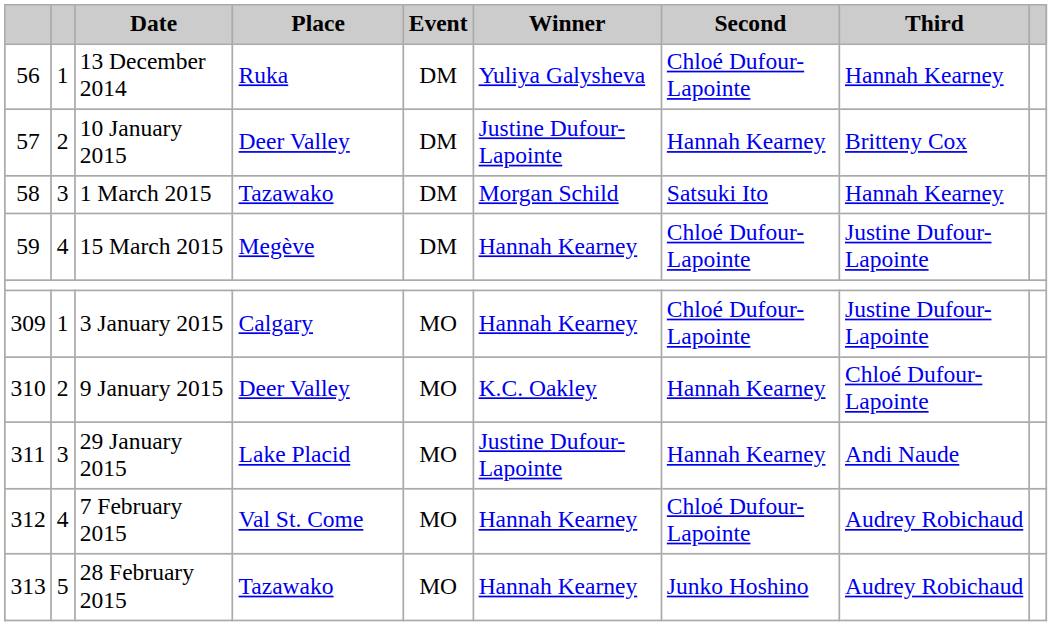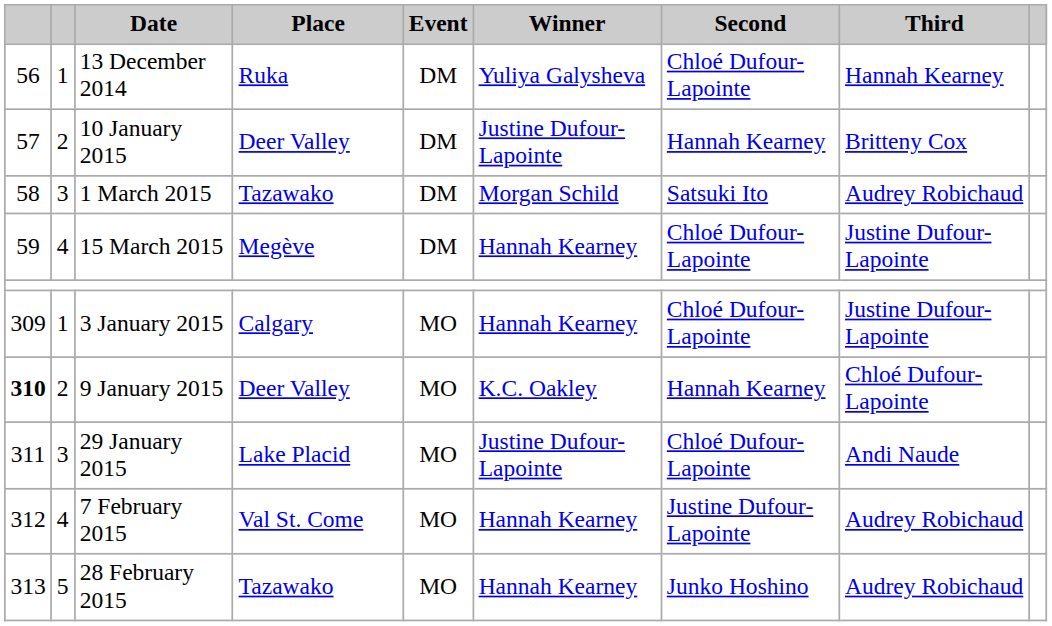(924, 193) Hannah Kearney -> (934, 193) Audrey Robichaud
(28, 388) normal -> (28, 388) bold
(746, 454) Hannah Kearney -> (736, 454) Chloé Dufour-Lapointe
(736, 520) Chloé Dufour-Lapointe -> (740, 520) Justine Dufour-Lapointe
